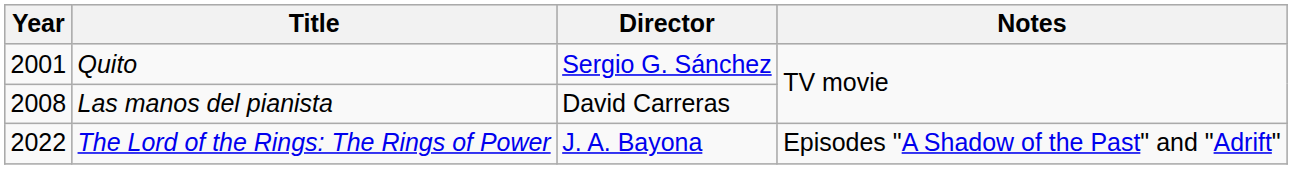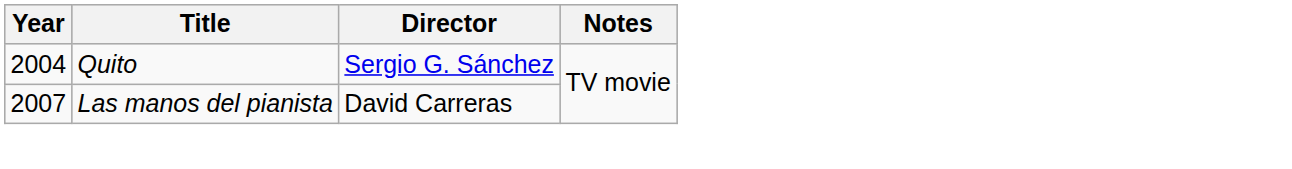(38, 63) 2001 -> (38, 63) 2004
(38, 103) 2008 -> (38, 103) 2007
- row: (314, 143)
